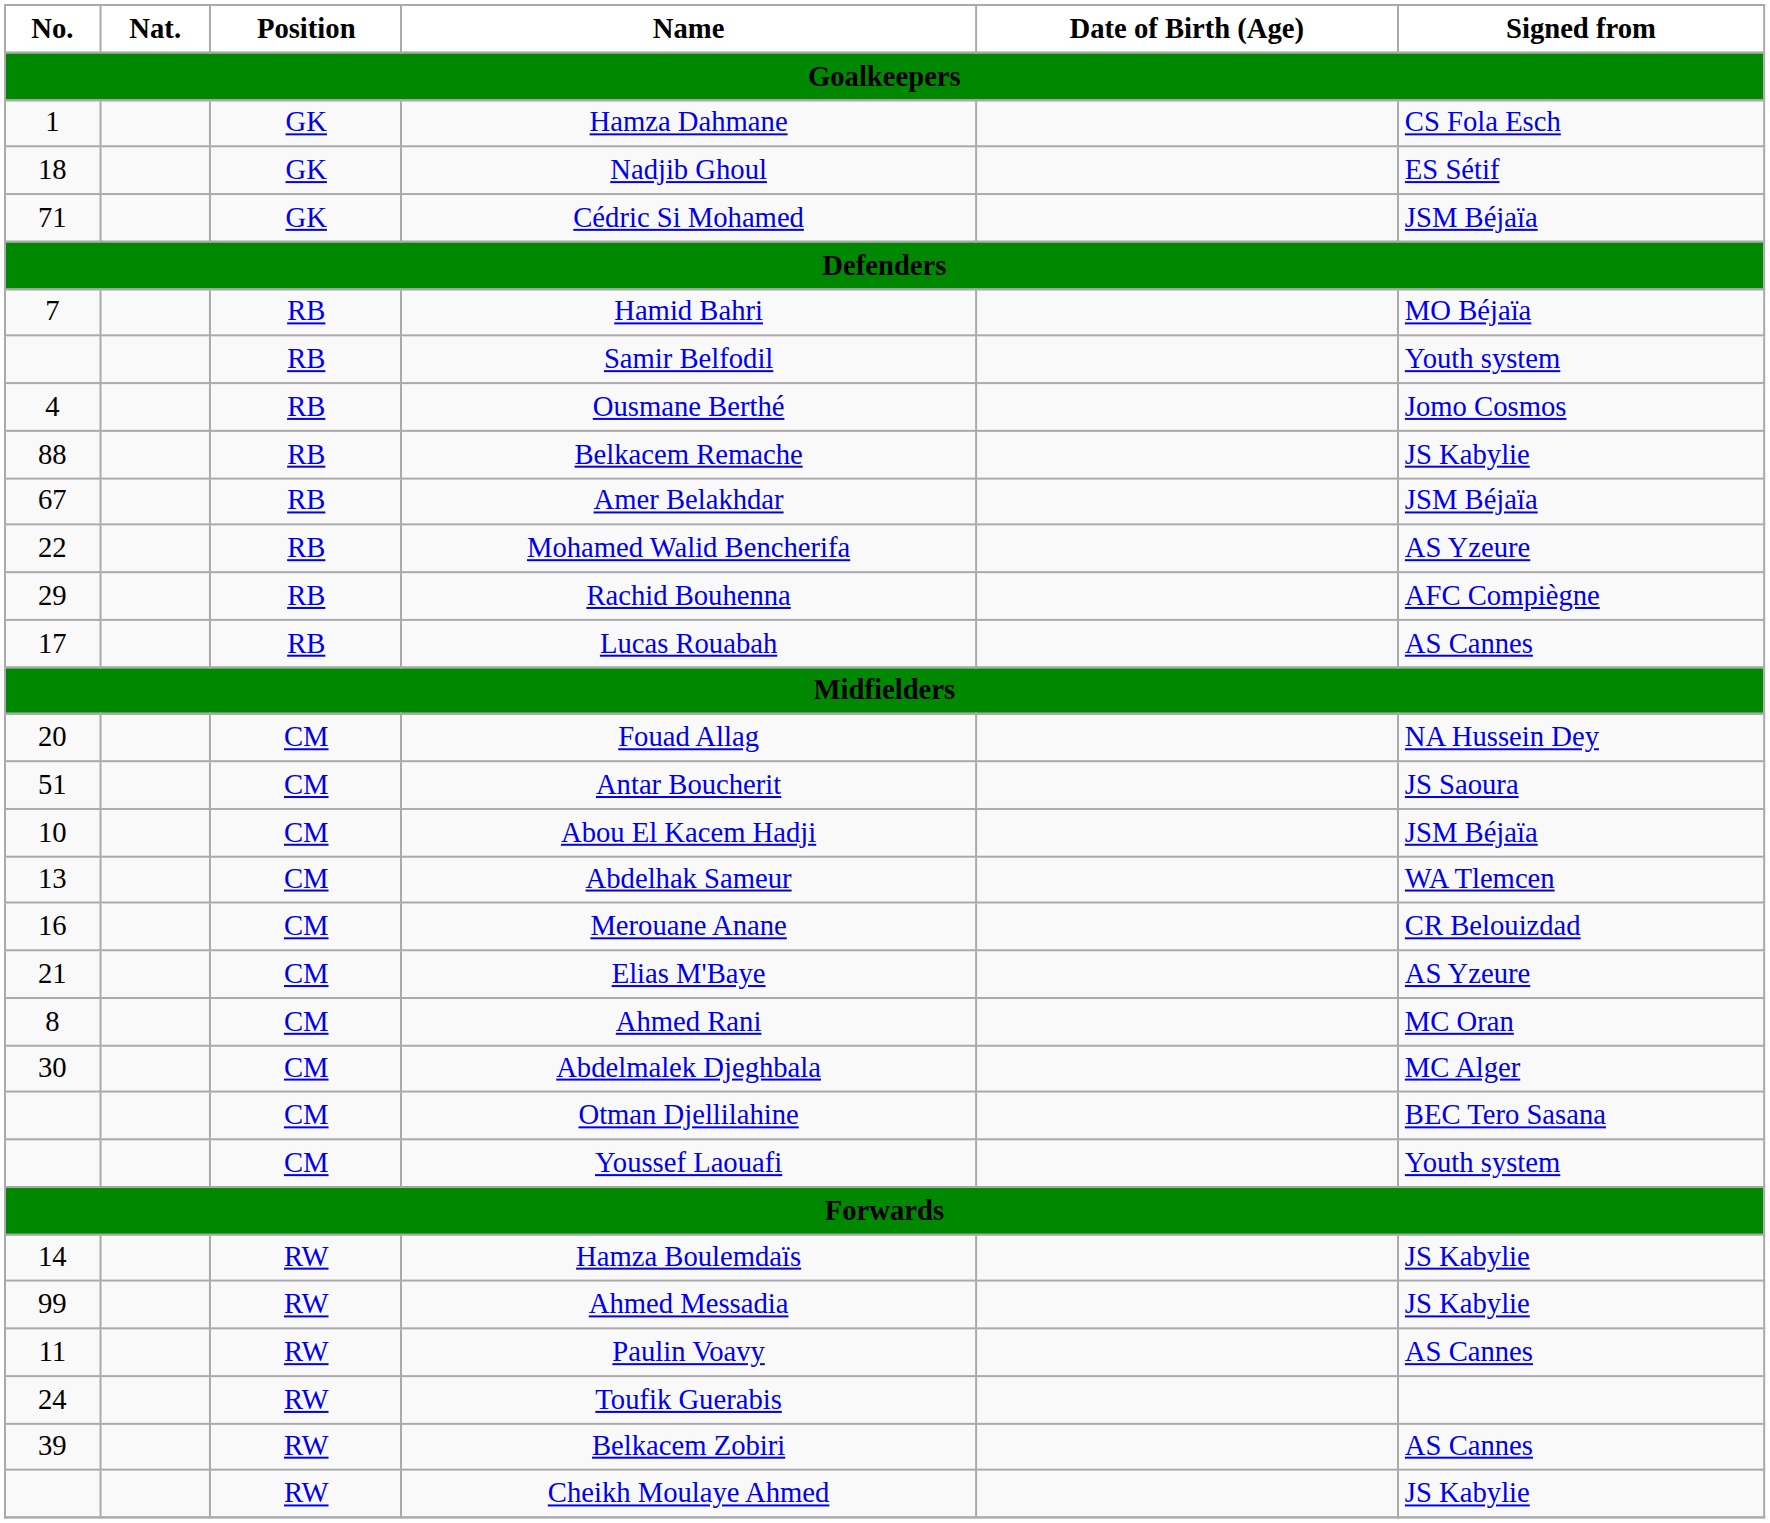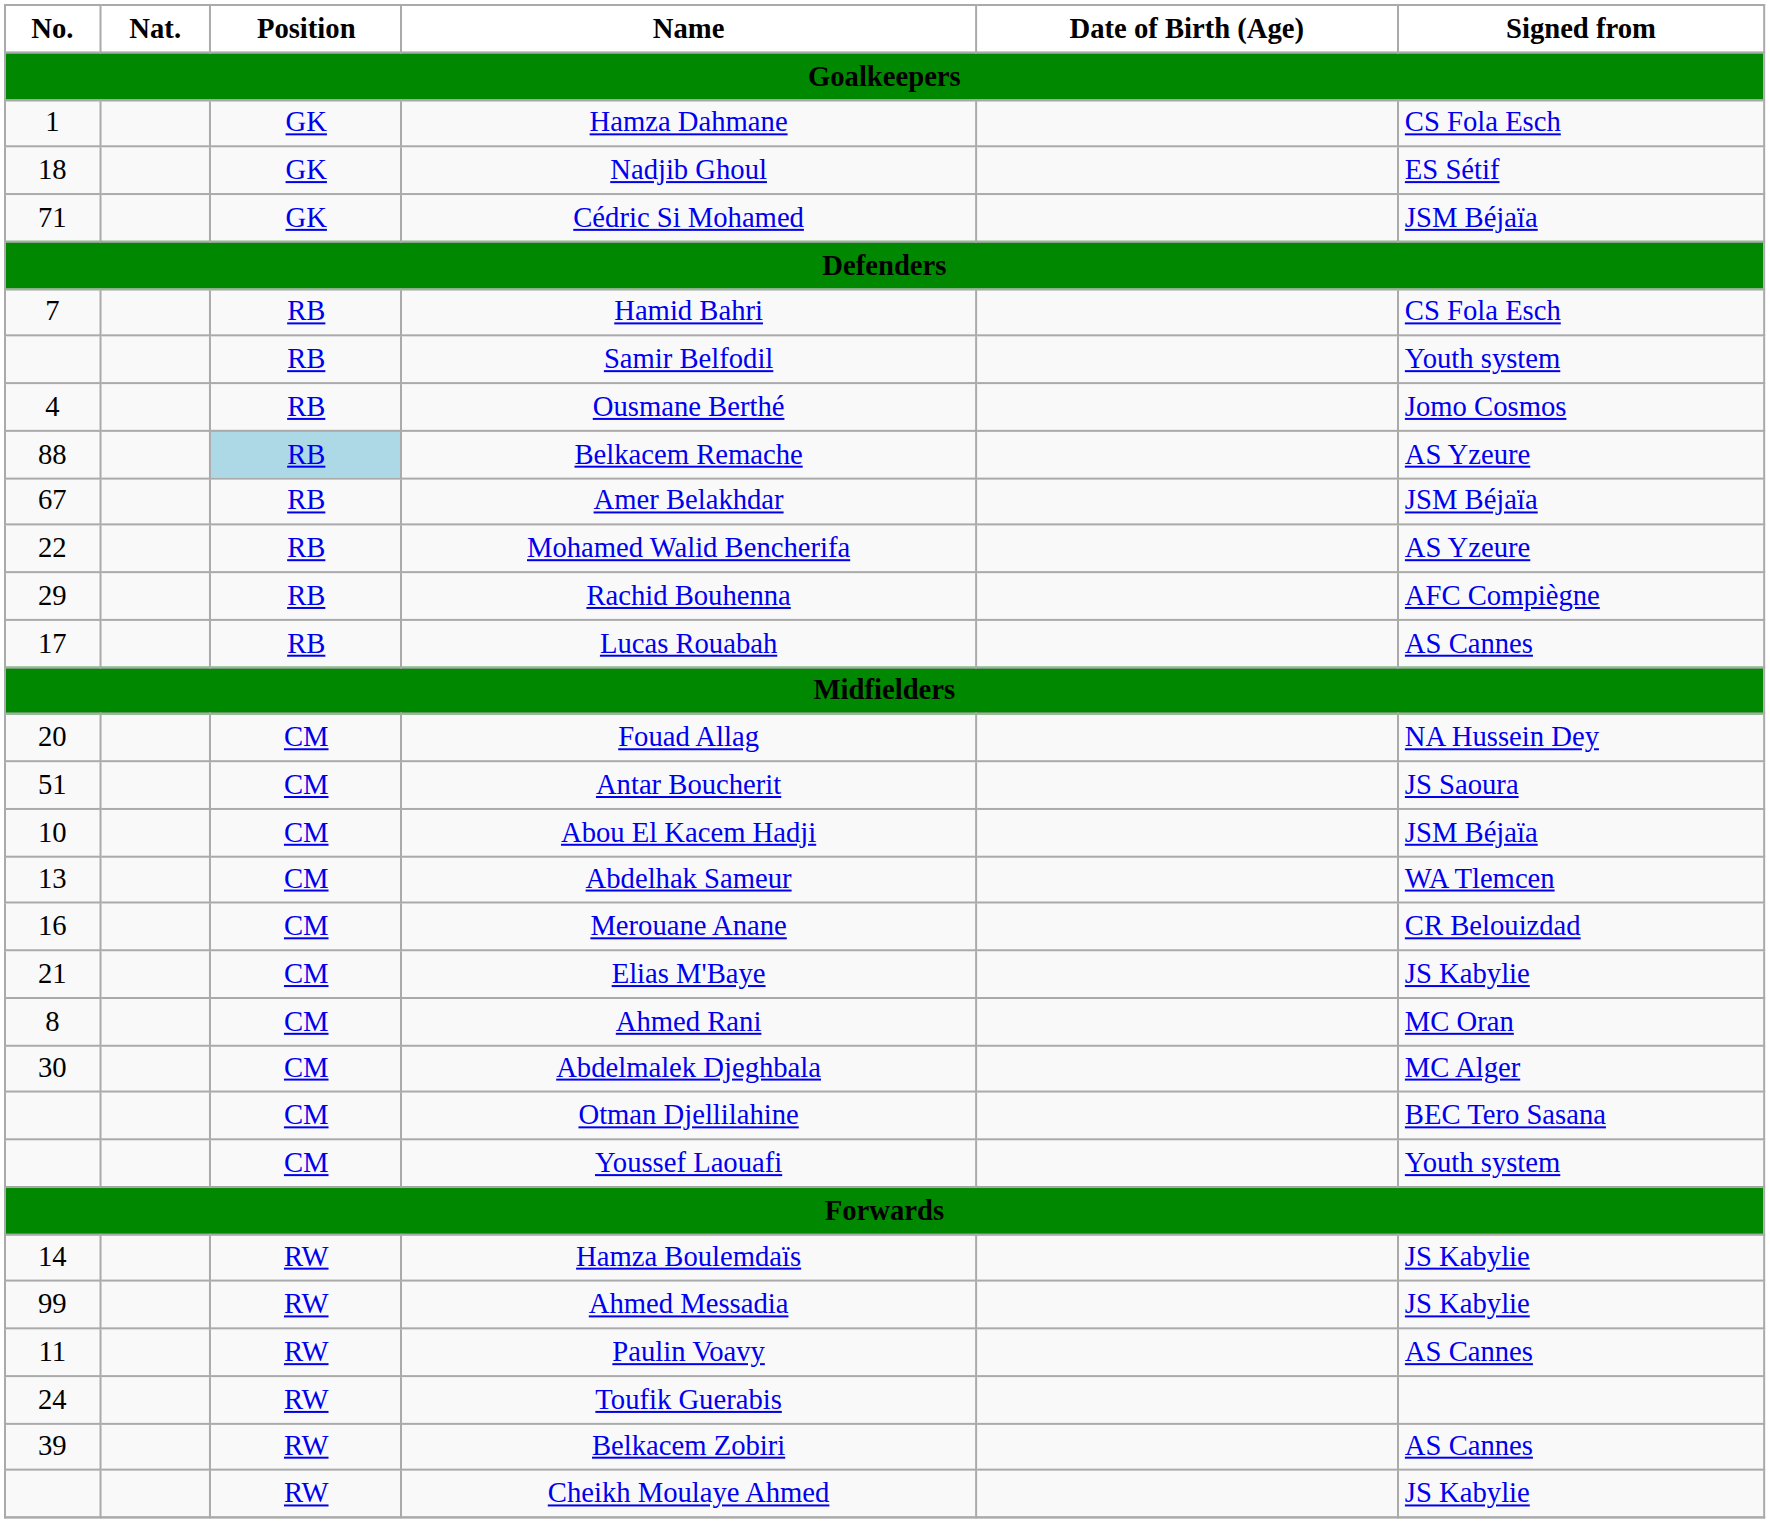(1468, 312) MO Béjaïa -> (1483, 312) CS Fola Esch
(306, 453) no background -> (306, 453) lightblue background
(1467, 453) JS Kabylie -> (1468, 453) AS Yzeure
(1468, 973) AS Yzeure -> (1467, 973) JS Kabylie
